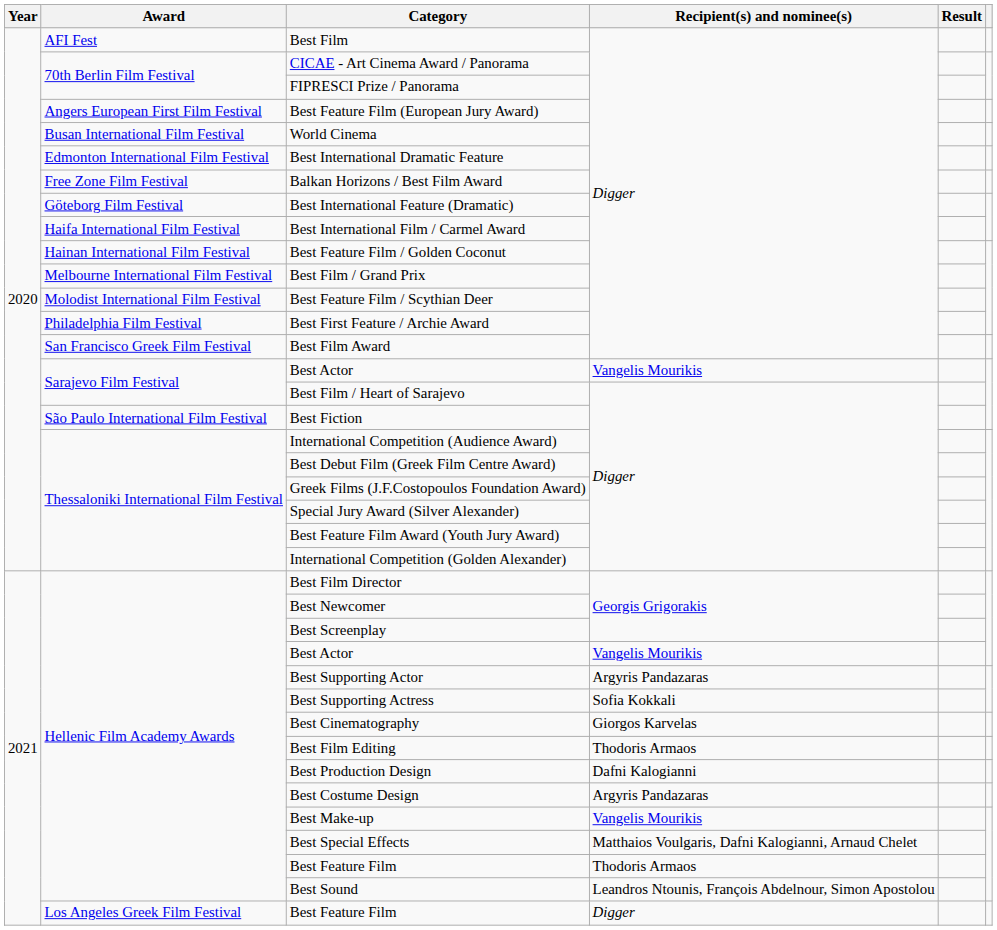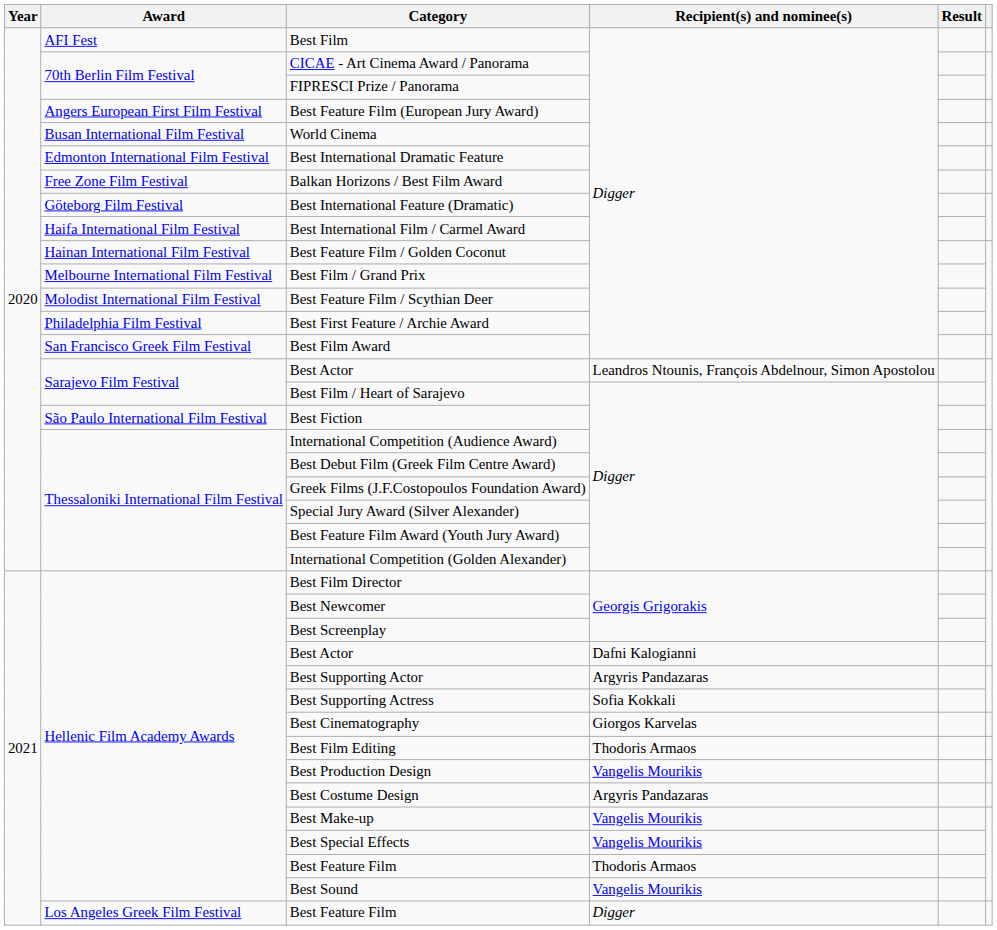(647, 370) Vangelis Mourikis -> (764, 370) Leandros Ntounis, François Abdelnour, Simon Apostolou
(647, 653) Vangelis Mourikis -> (644, 653) Dafni Kalogianni
(644, 771) Dafni Kalogianni -> (647, 771) Vangelis Mourikis
(755, 842) Matthaios Voulgaris, Dafni Kalogianni, Arnaud Chelet -> (647, 842) Vangelis Mourikis
(764, 889) Leandros Ntounis, François Abdelnour, Simon Apostolou -> (647, 889) Vangelis Mourikis
